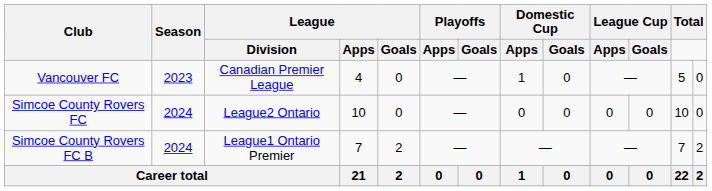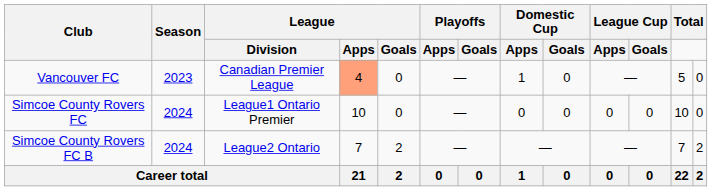(359, 77) no background -> (359, 77) lightsalmon background
(272, 112) League2 Ontario -> (272, 112) League1 Ontario Premier
(272, 148) League1 Ontario Premier -> (272, 148) League2 Ontario
